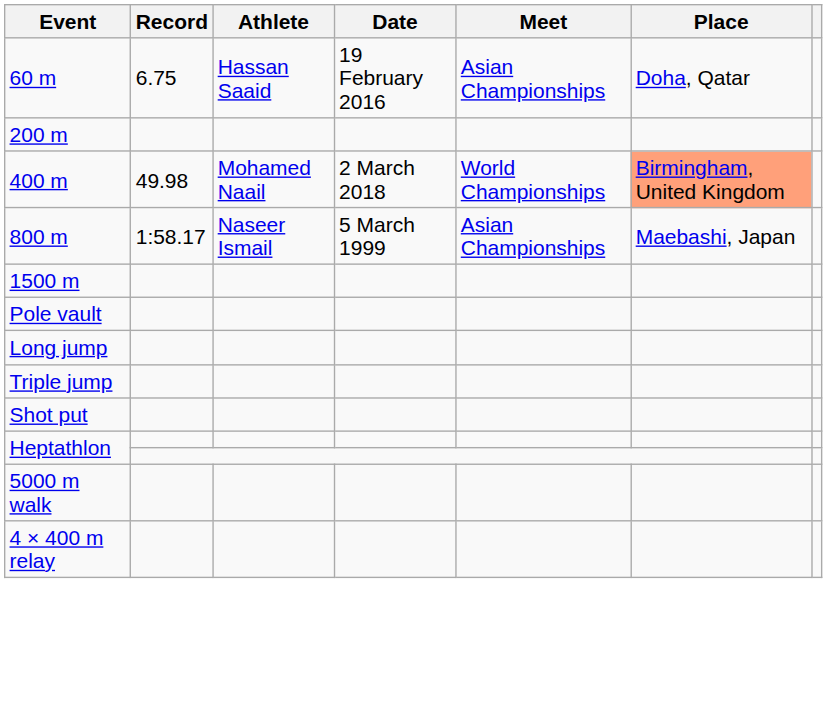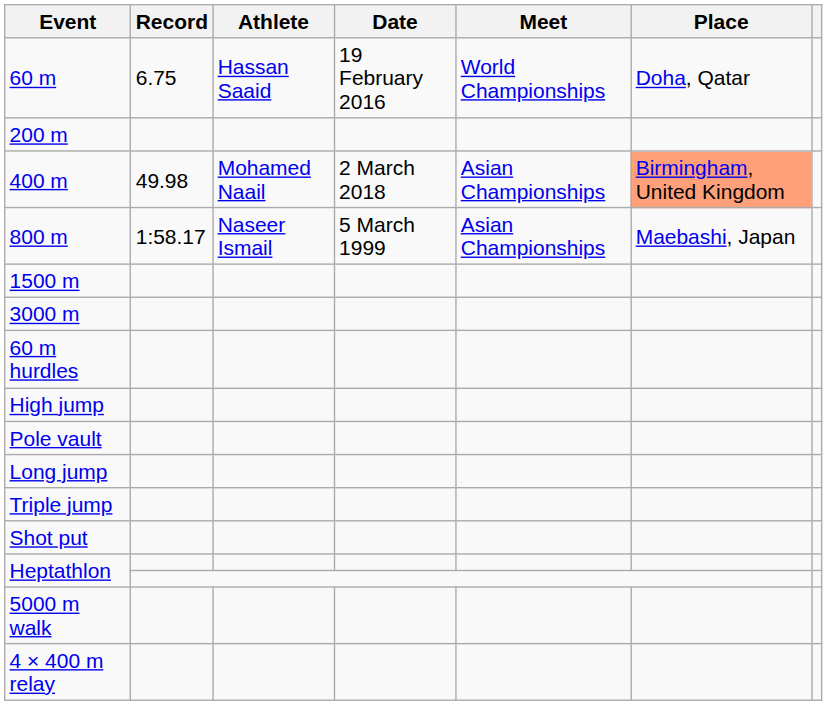(533, 78) Asian Championships -> (533, 78) World Championships
(533, 180) World Championships -> (533, 180) Asian Championships
+ row: (45, 315)
+ row: (44, 359)
+ row: (57, 404)
